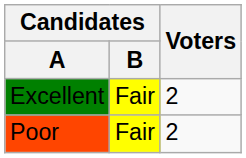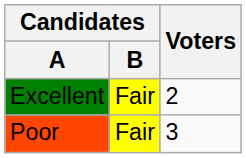(172, 133) 2 -> (172, 133) 3
